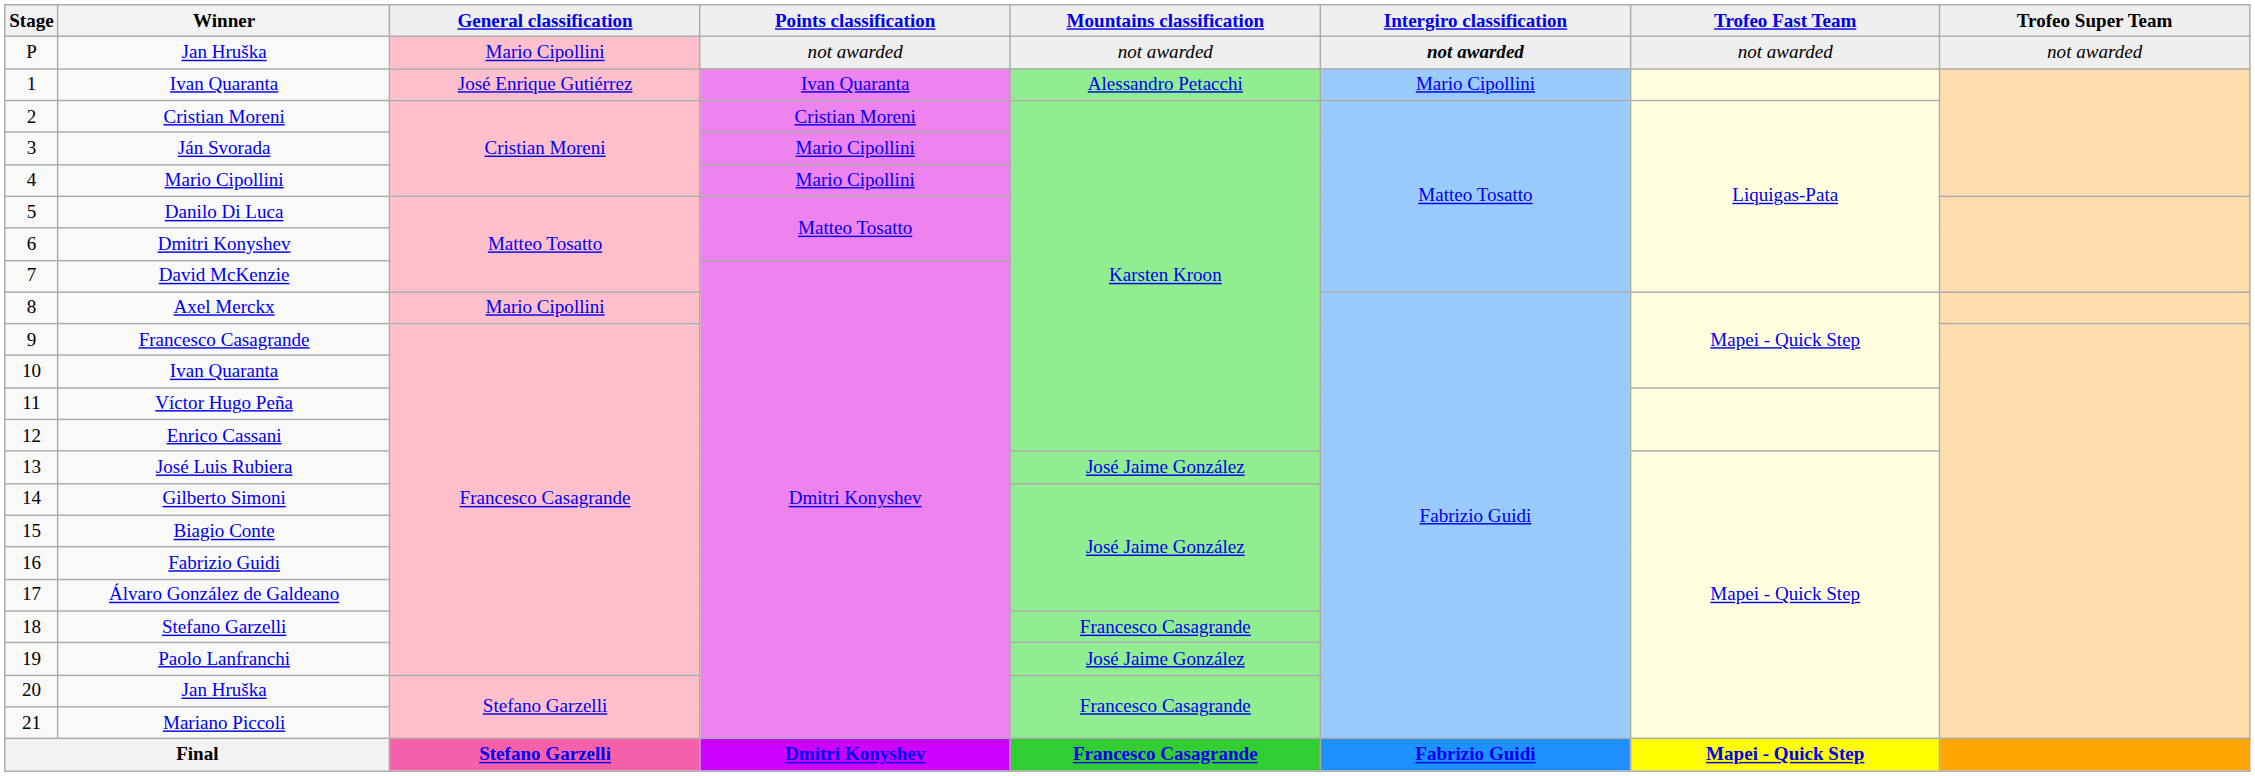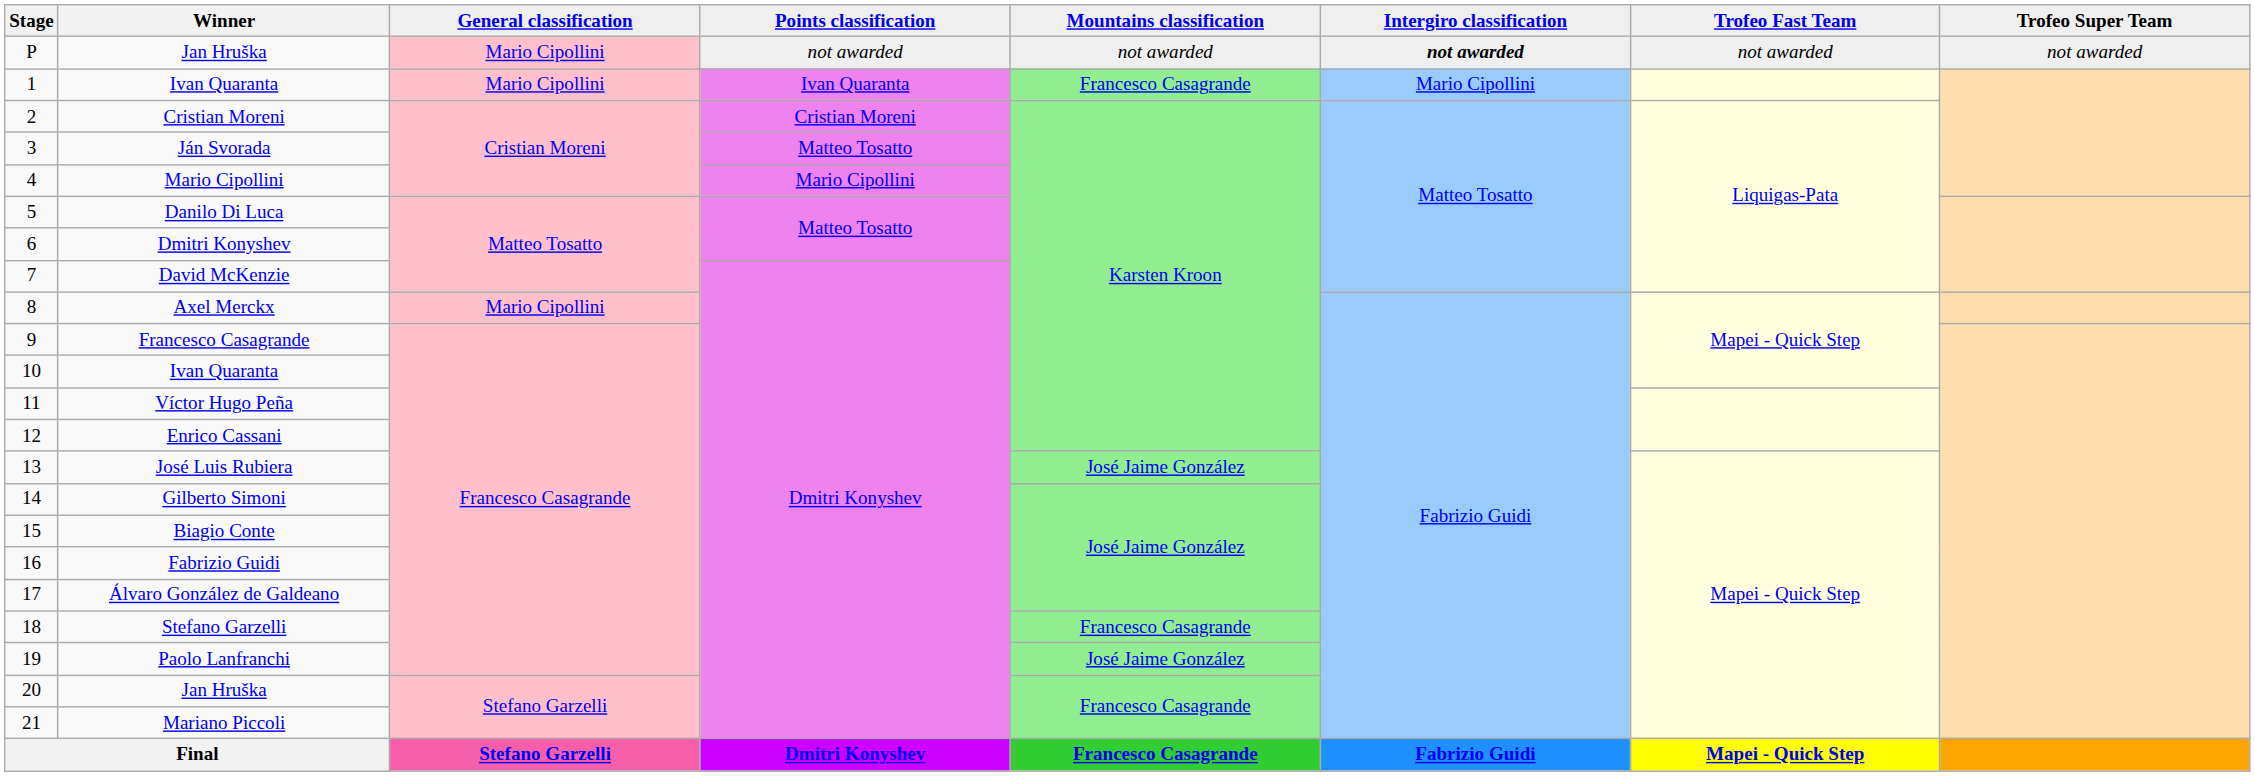(545, 84) José Enrique Gutiérrez -> (545, 84) Mario Cipollini
(1165, 84) Alessandro Petacchi -> (1165, 84) Francesco Casagrande
(855, 148) Mario Cipollini -> (855, 148) Matteo Tosatto
